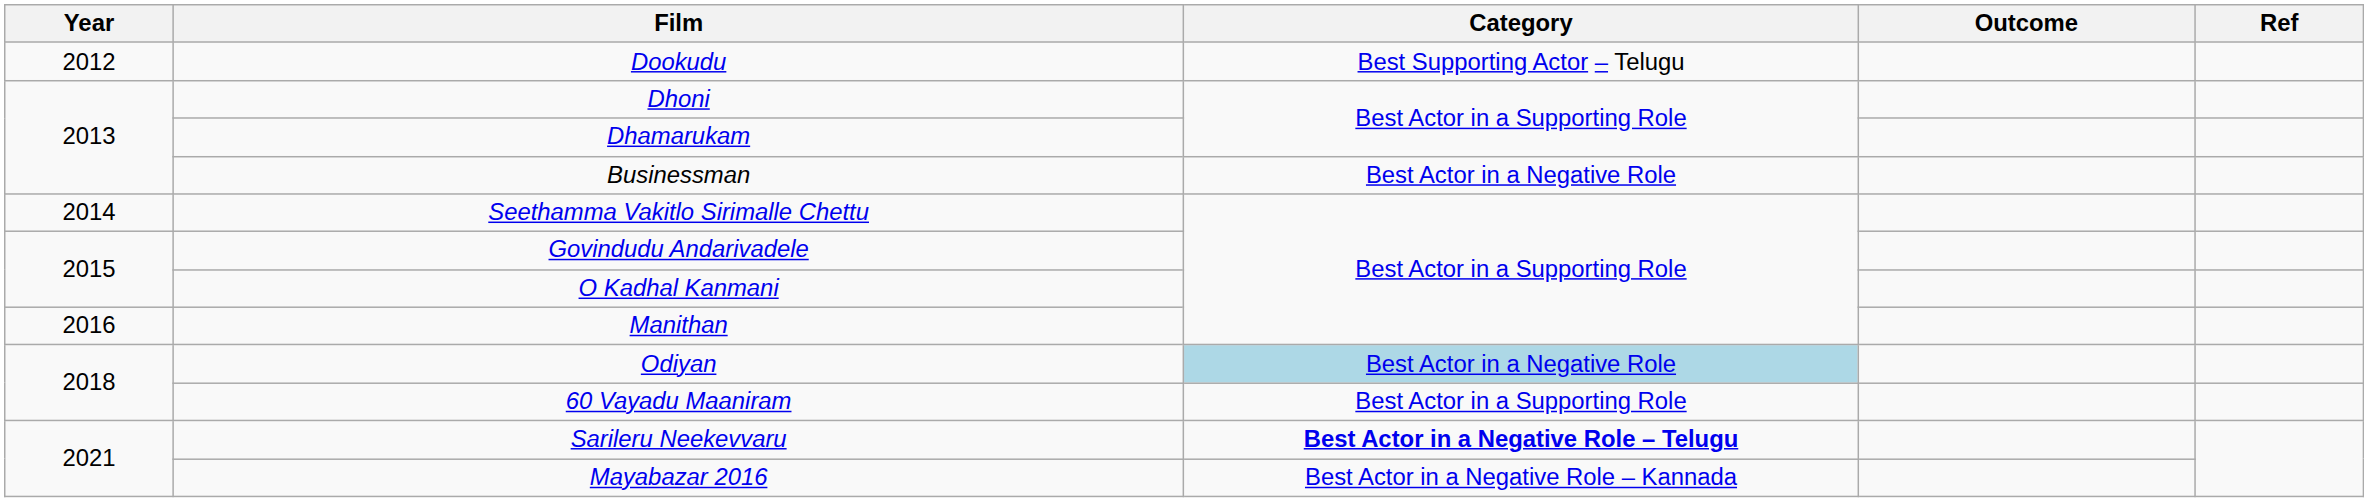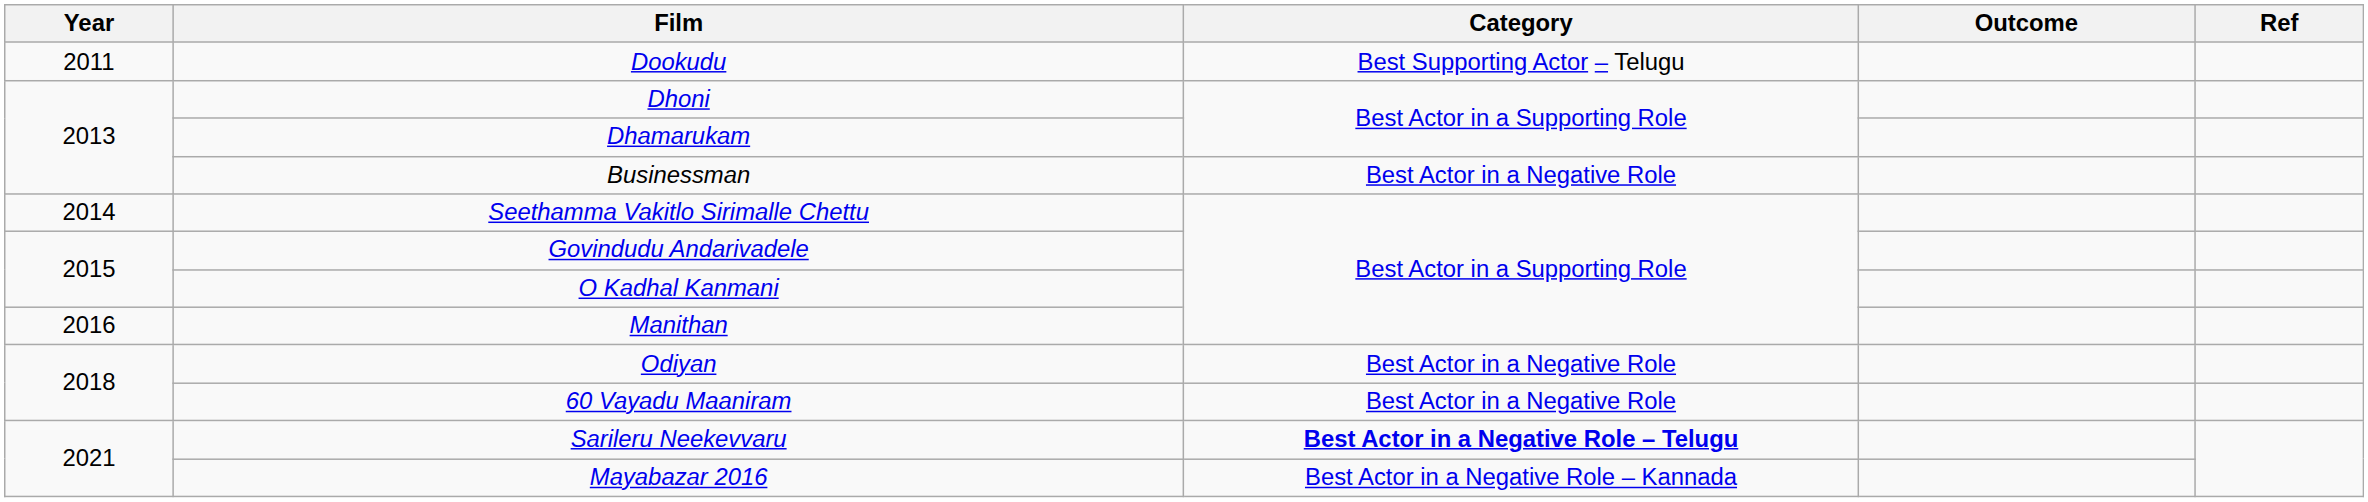(89, 61) 2012 -> (89, 61) 2011
(1521, 363) lightblue background -> (1521, 363) no background
(1521, 401) Best Actor in a Supporting Role -> (1521, 401) Best Actor in a Negative Role
